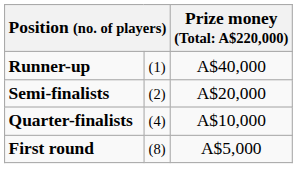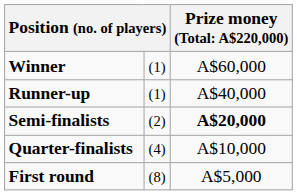+ row: (37, 65)
(231, 93) normal -> (231, 120) bold
